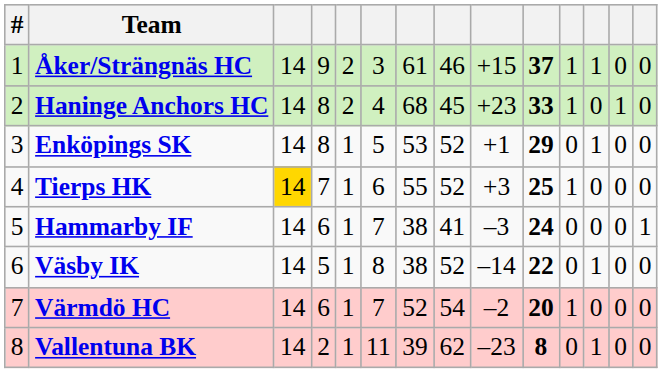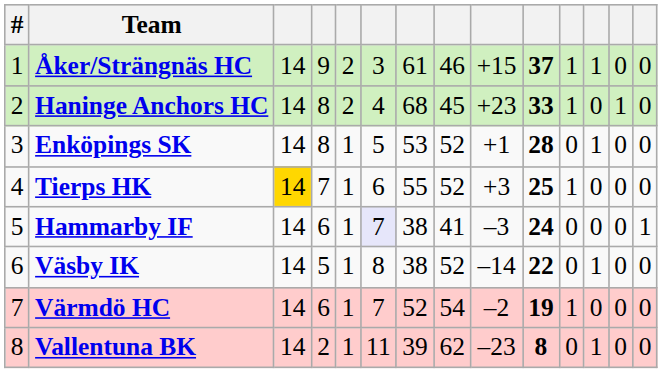(541, 145) 29 -> (541, 145) 28
(378, 226) no background -> (378, 226) lavender background
(541, 307) 20 -> (541, 307) 19
